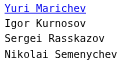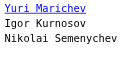- row: (55, 39)
